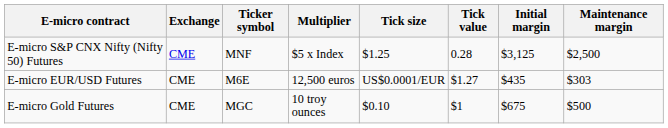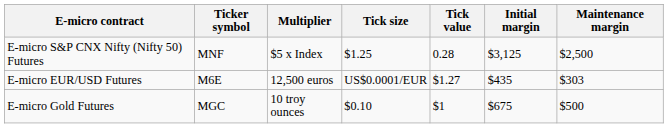- column: (194, 20)
